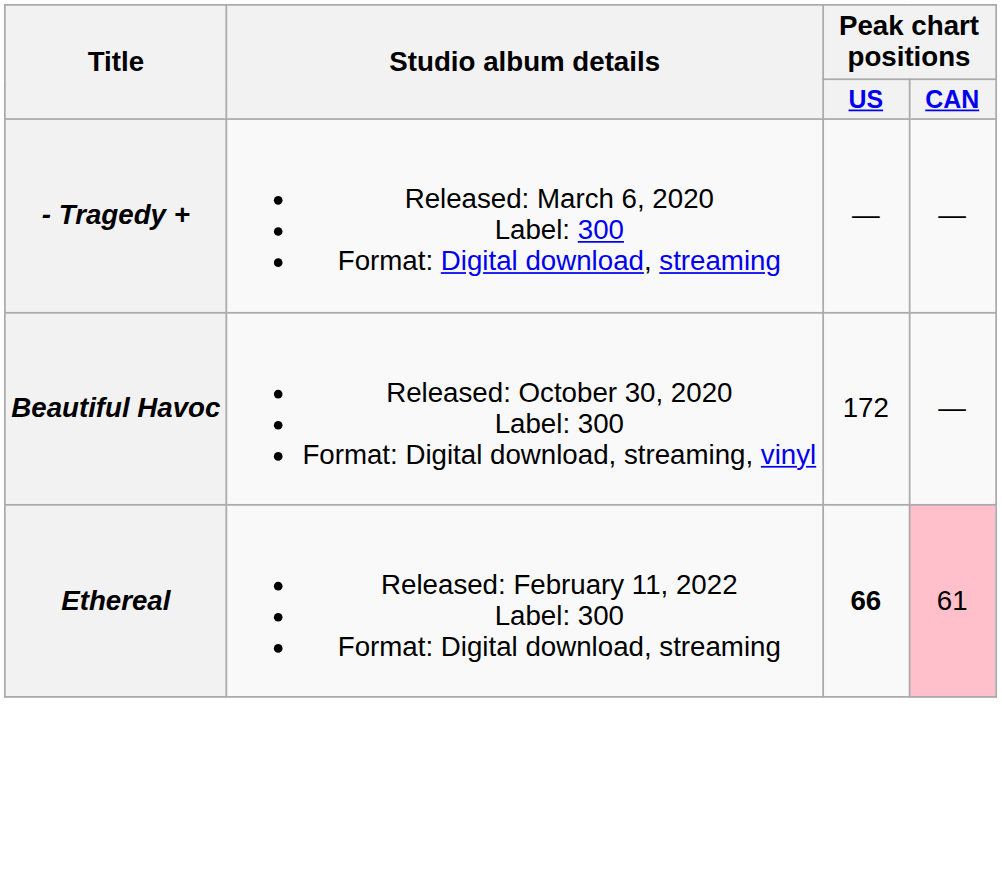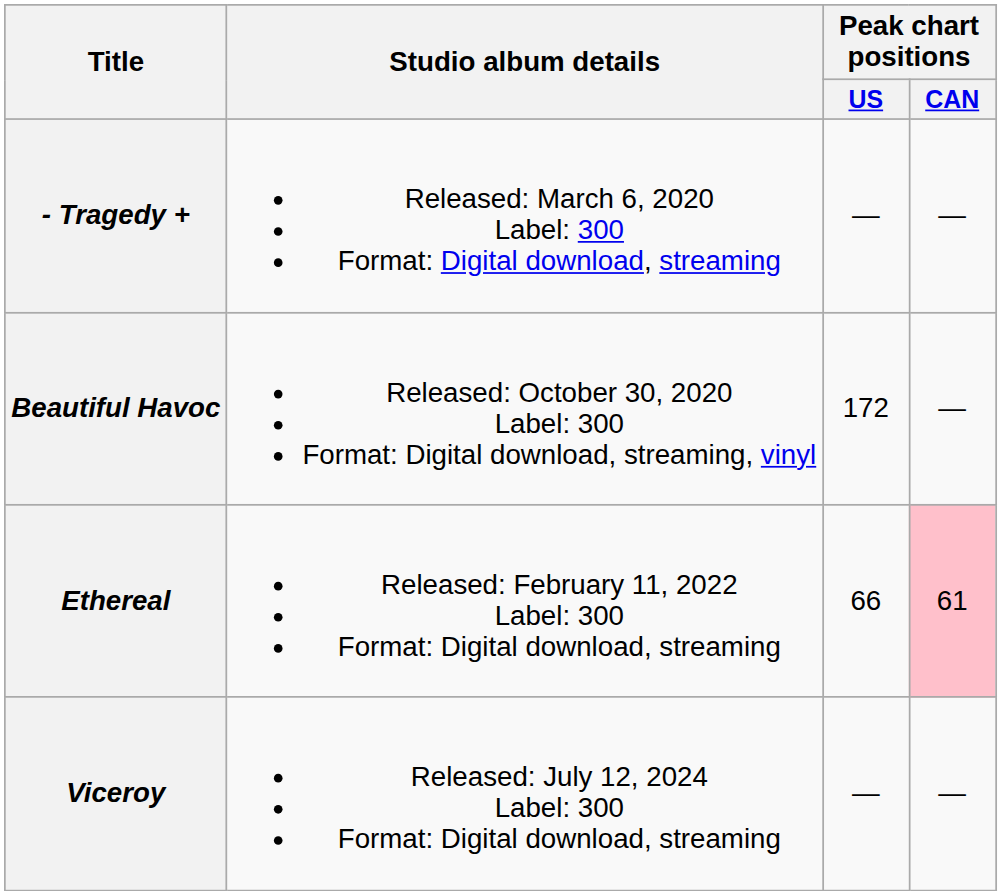(866, 600) bold -> (866, 600) normal
+ row: (116, 793)
